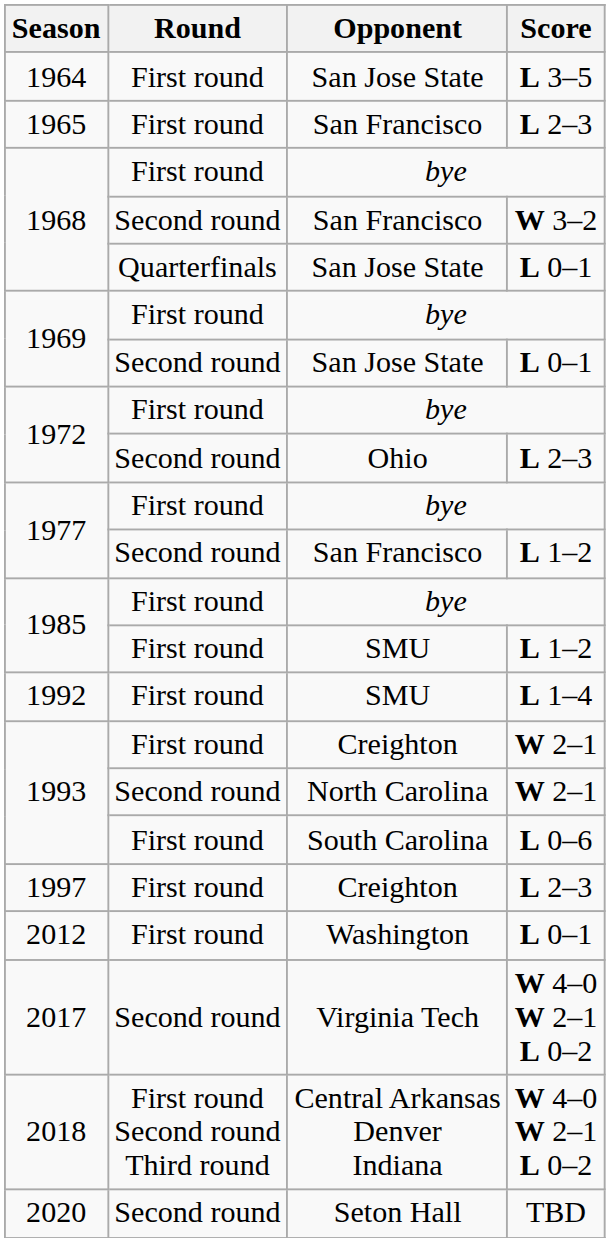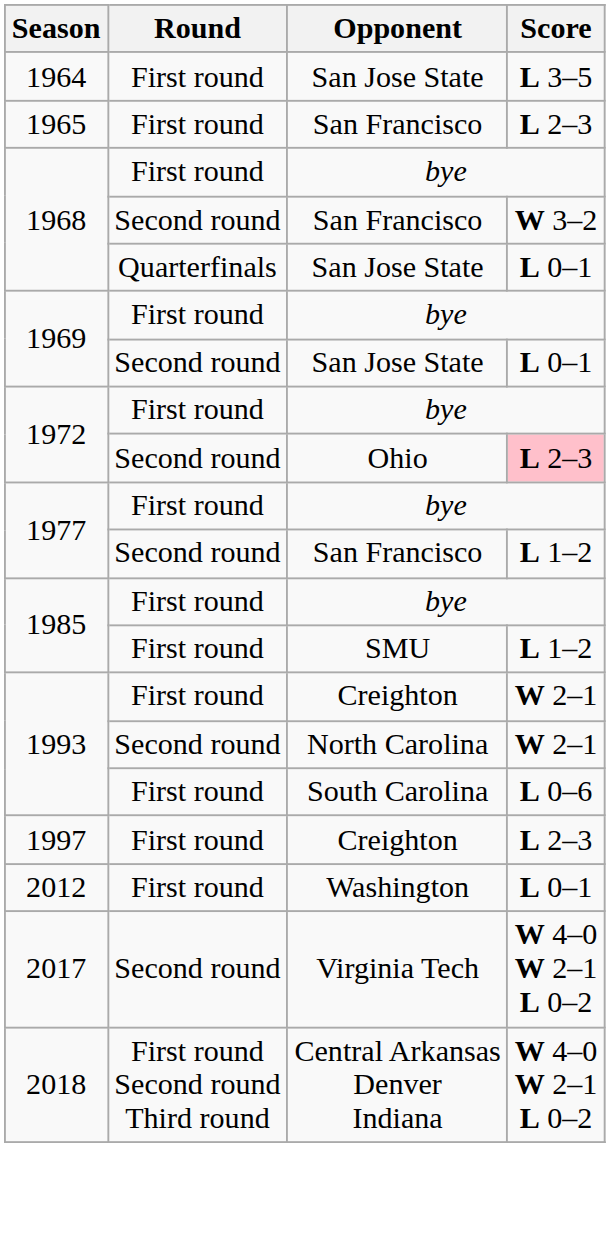(556, 457) no background -> (556, 457) pink background
- row: (56, 696)
- row: (56, 1213)
